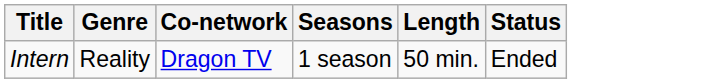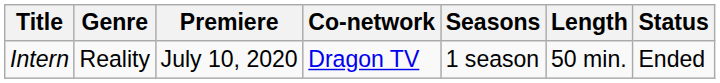+ column: (229, 22)
